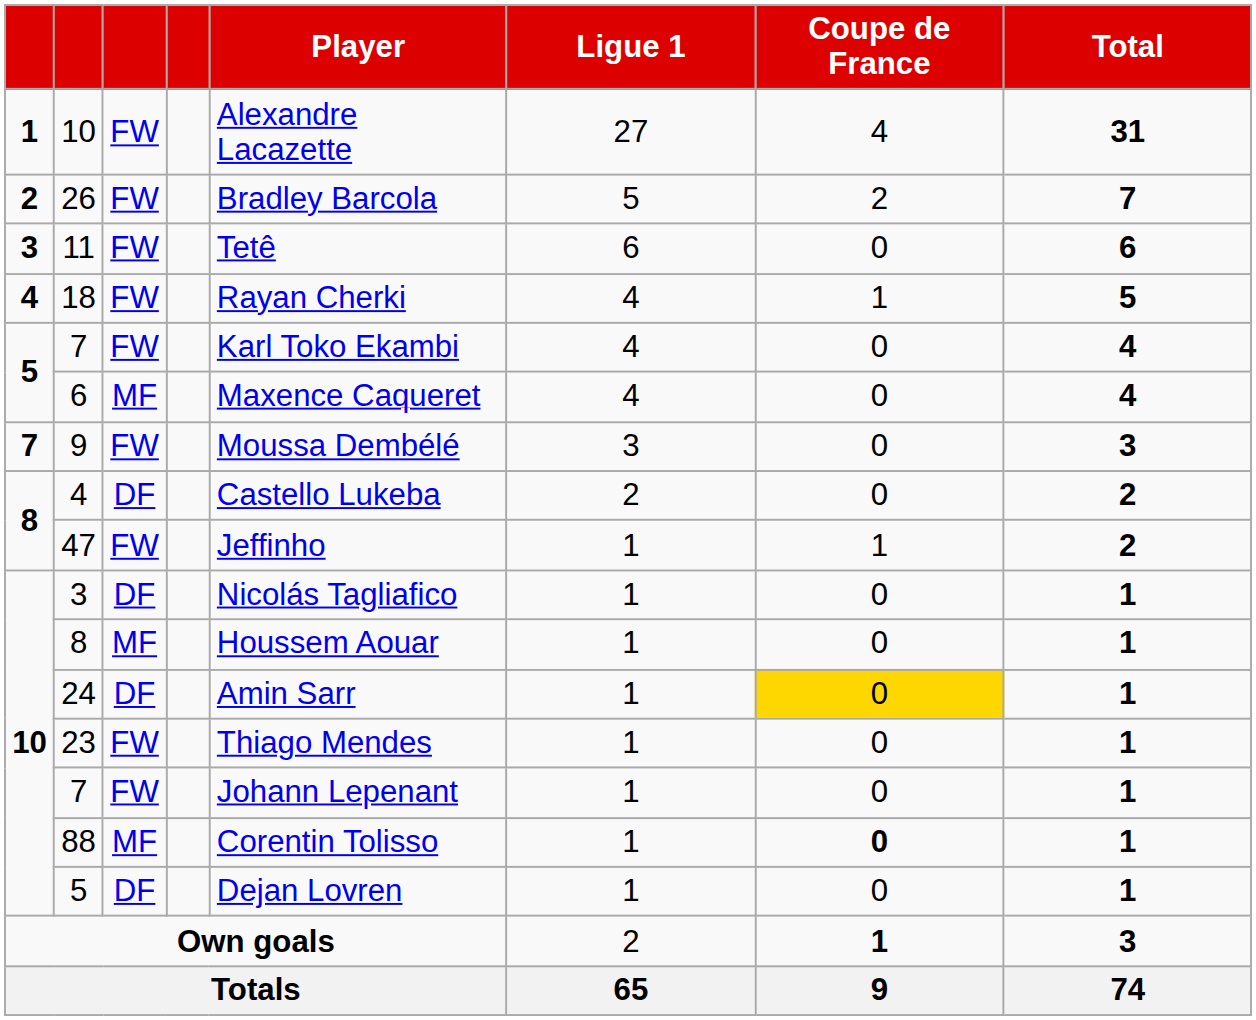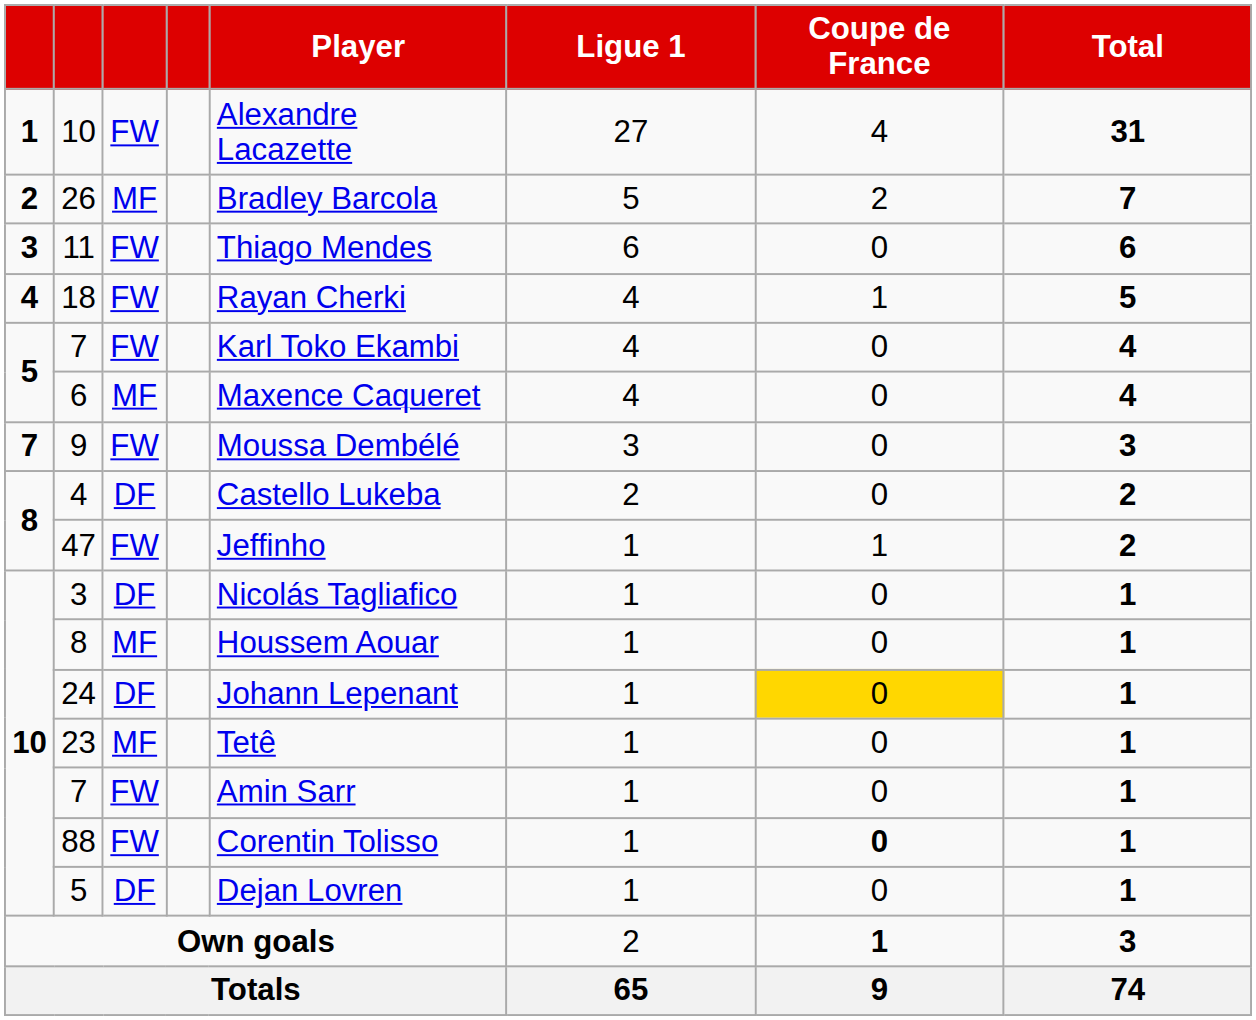(135, 198) FW -> (135, 198) MF
(246, 247) Tetê -> (324, 247) Thiago Mendes
(286, 693) Amin Sarr -> (337, 693) Johann Lepenant
(135, 742) FW -> (135, 742) MF
(324, 742) Thiago Mendes -> (246, 742) Tetê
(337, 792) Johann Lepenant -> (286, 792) Amin Sarr
(135, 841) MF -> (135, 841) FW
